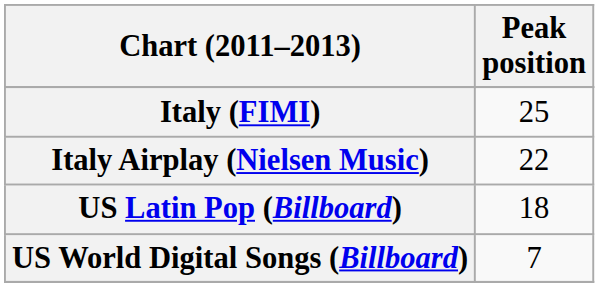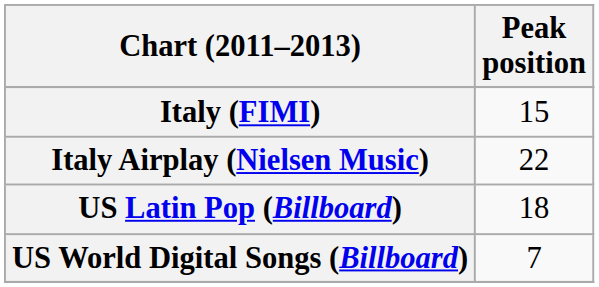(534, 111) 25 -> (534, 111) 15
